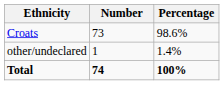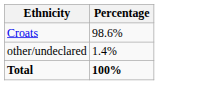- column: (122, 13)
